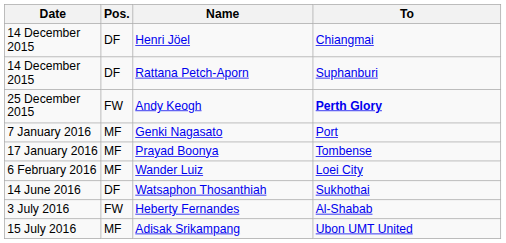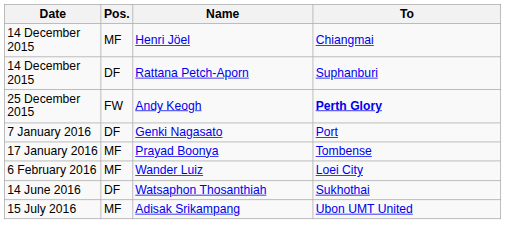(112, 40) DF -> (113, 40) MF
(113, 132) MF -> (112, 132) DF
- row: (187, 209)
